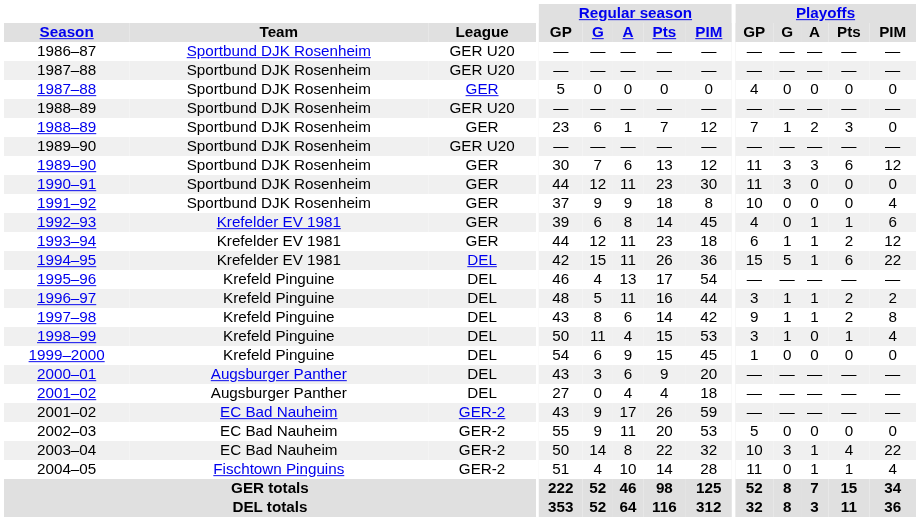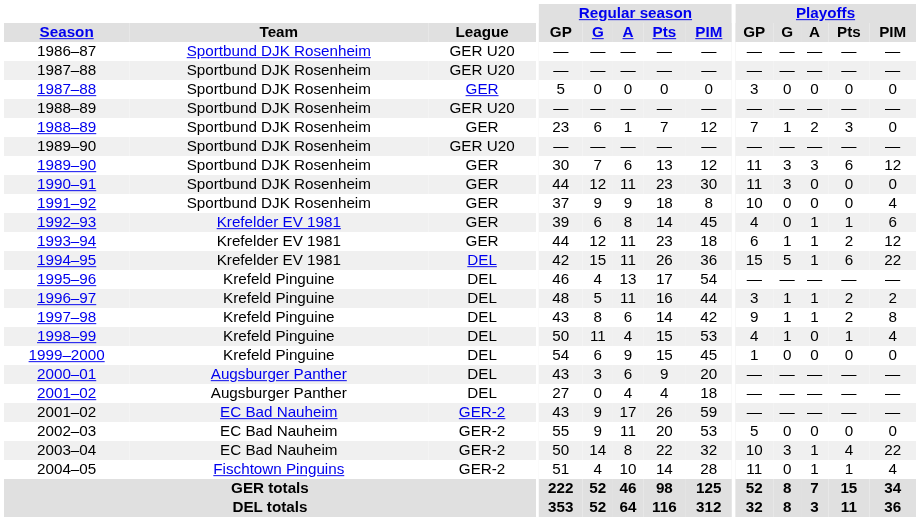(754, 89) 4 -> (754, 89) 3
(754, 336) 3 -> (754, 336) 4
